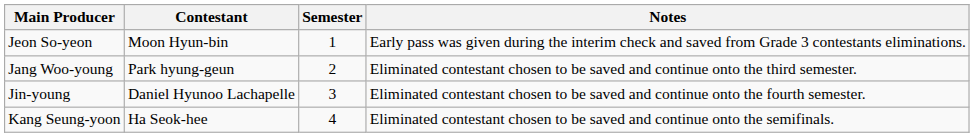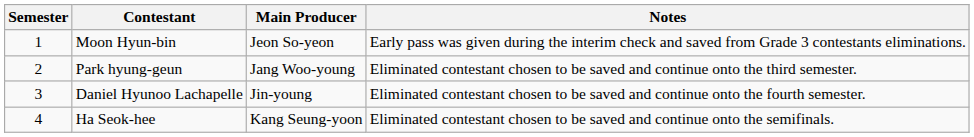columns swapped: (332, 16) <-> (64, 16)
